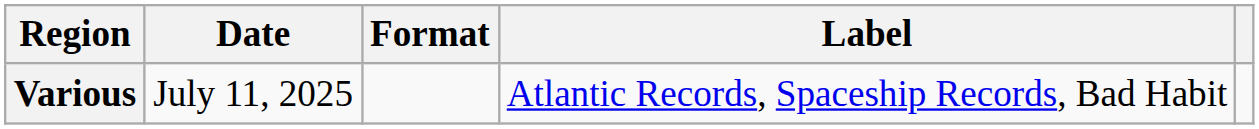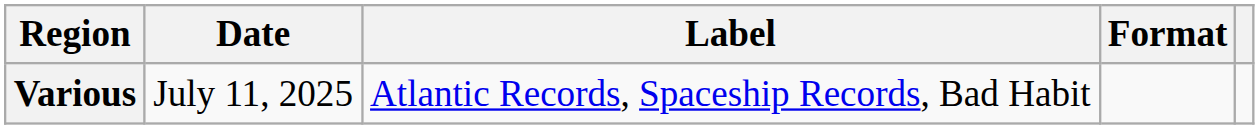columns swapped: (430, 33) <-> (867, 33)
